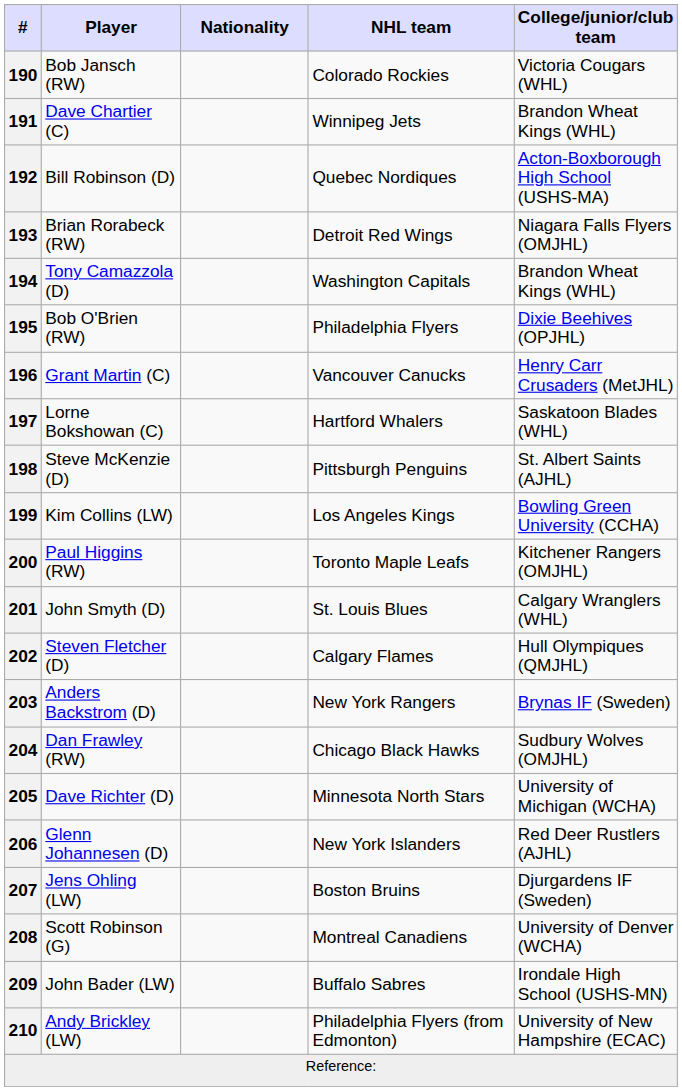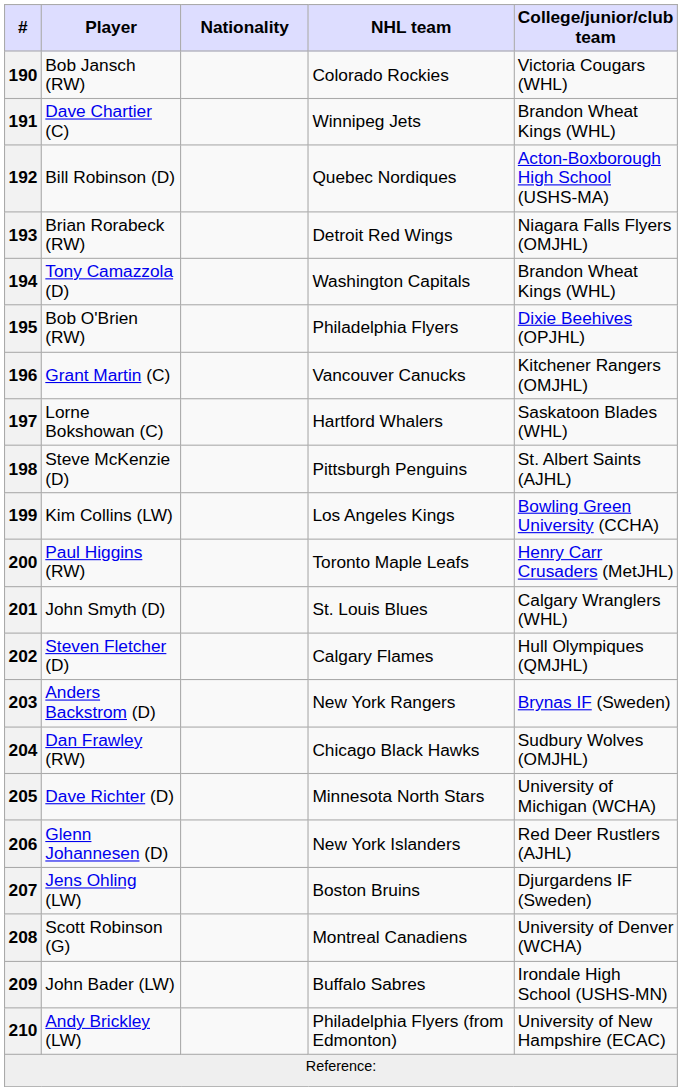(596, 375) Henry Carr Crusaders (MetJHL) -> (589, 375) Kitchener Rangers (OMJHL)
(589, 562) Kitchener Rangers (OMJHL) -> (596, 562) Henry Carr Crusaders (MetJHL)
